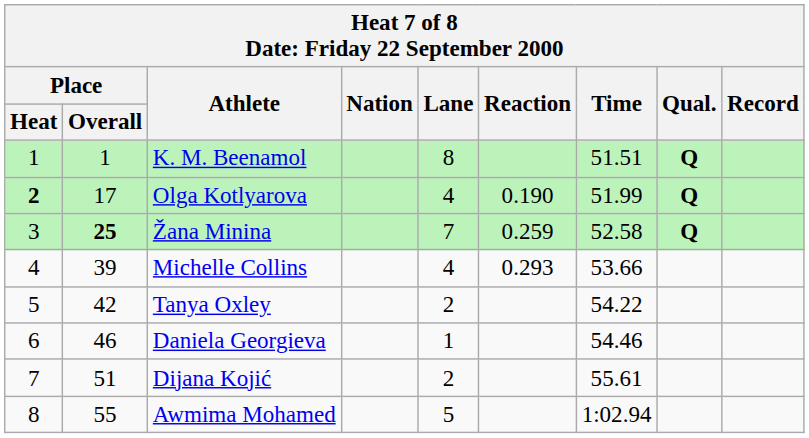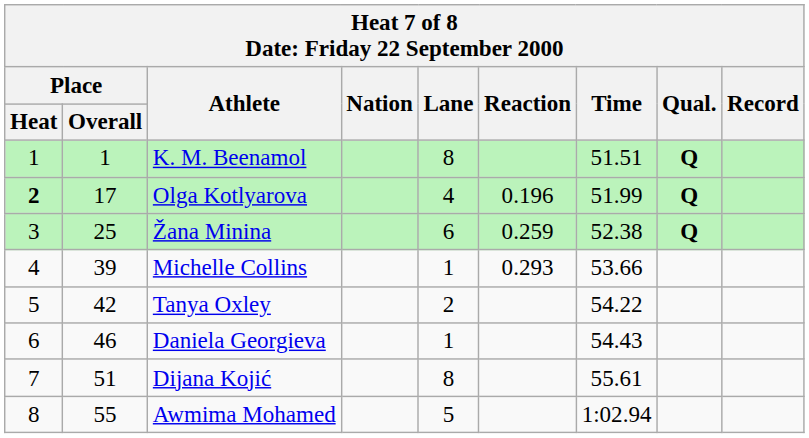(528, 194) 0.190 -> (528, 194) 0.196
(105, 231) bold -> (105, 231) normal
(448, 231) 7 -> (448, 231) 6
(617, 231) 52.58 -> (617, 231) 52.38
(448, 267) 4 -> (448, 267) 1
(617, 341) 54.46 -> (617, 341) 54.43
(448, 377) 2 -> (448, 377) 8
